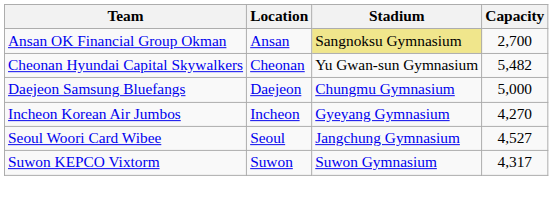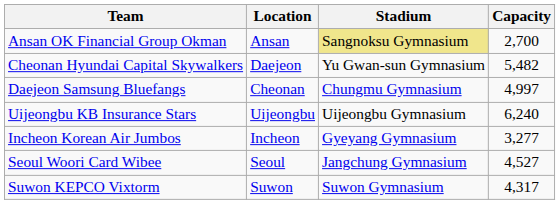(277, 65) Cheonan -> (276, 65) Daejeon
(276, 89) Daejeon -> (277, 89) Cheonan
(515, 89) 5,000 -> (522, 89) 4,997
+ row: (102, 114)
(515, 114) 4,270 -> (522, 138) 3,277
